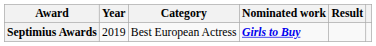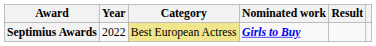(114, 32) 2019 -> (114, 32) 2022
(184, 32) no background -> (184, 32) khaki background
